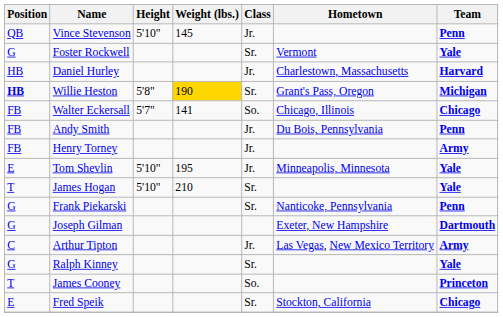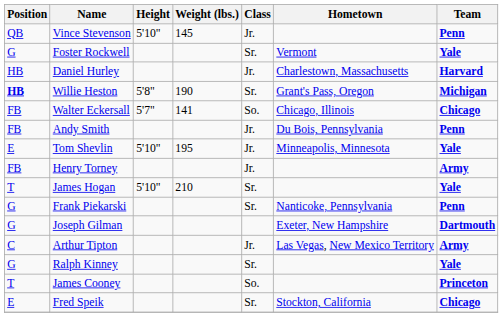(184, 91) gold background -> (184, 91) no background
rows swapped: (85, 149) <-> (83, 168)
